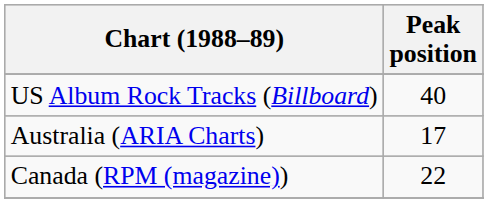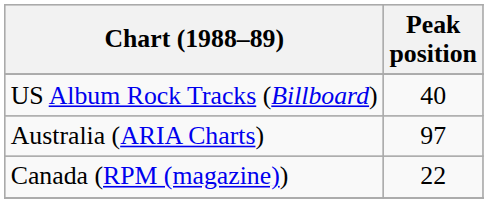(433, 135) 17 -> (433, 135) 97
